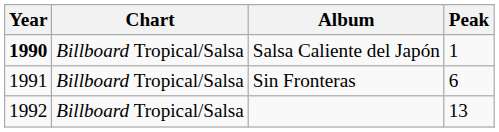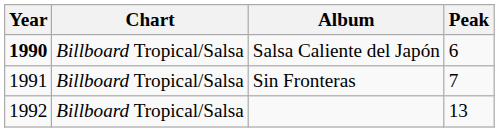(454, 50) 1 -> (454, 50) 6
(454, 80) 6 -> (454, 80) 7
